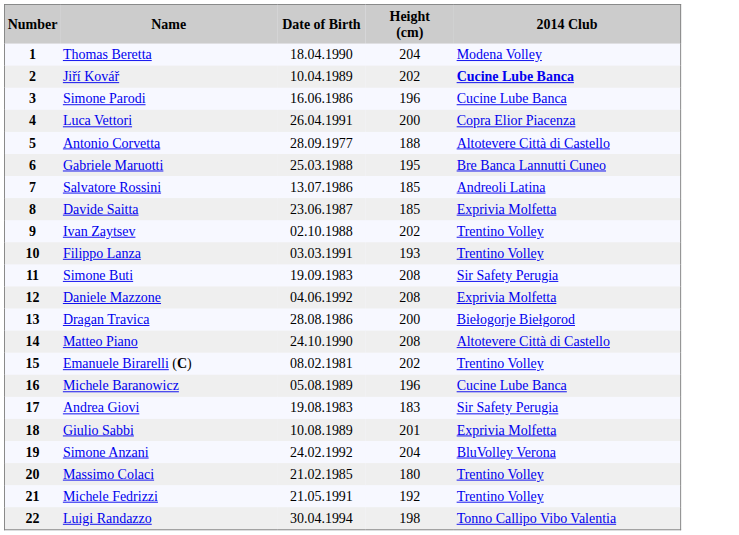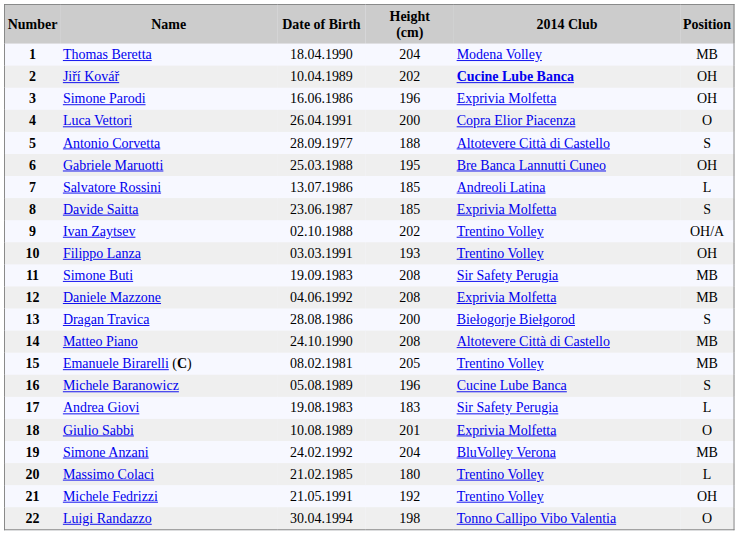+ column: (707, 24)
(512, 98) Cucine Lube Banca -> (506, 98) Exprivia Molfetta
(410, 363) 202 -> (410, 363) 205
